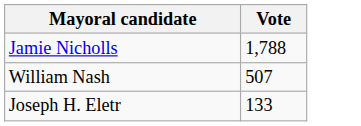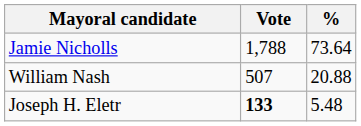+ column: (331, 18)
(259, 105) normal -> (259, 105) bold
